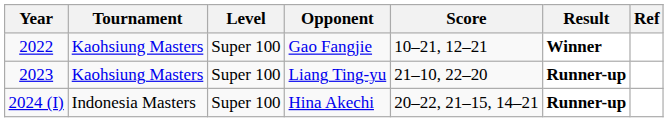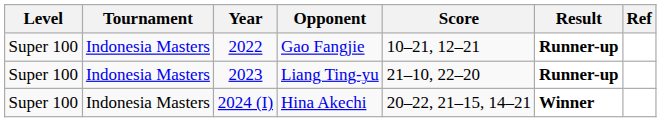columns swapped: (36, 18) <-> (246, 18)
(138, 46) Kaohsiung Masters -> (148, 46) Indonesia Masters
(574, 46) Winner -> (579, 46) Runner-up
(138, 74) Kaohsiung Masters -> (148, 74) Indonesia Masters
(586, 102) Runner-up -> (567, 102) Winner
